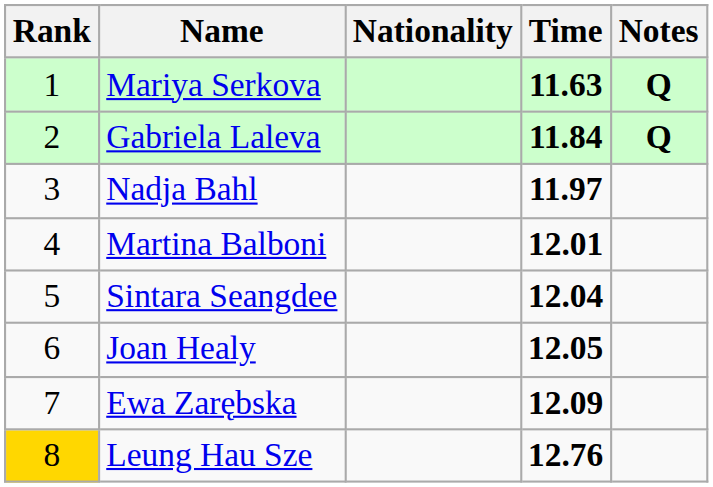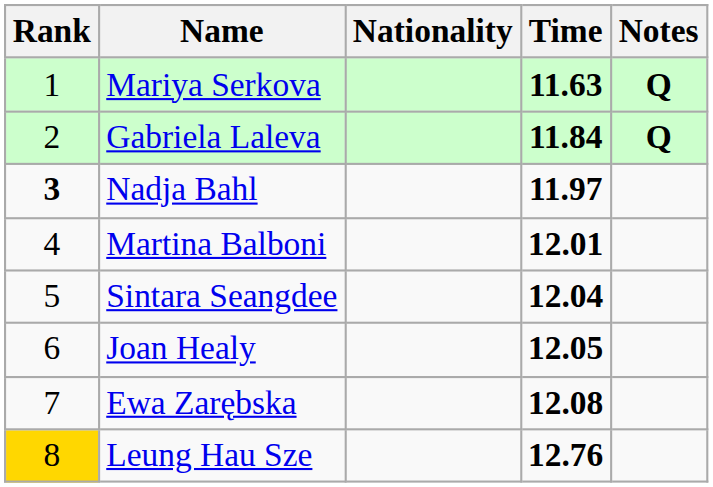(52, 190) normal -> (52, 190) bold
(566, 402) 12.09 -> (566, 402) 12.08
